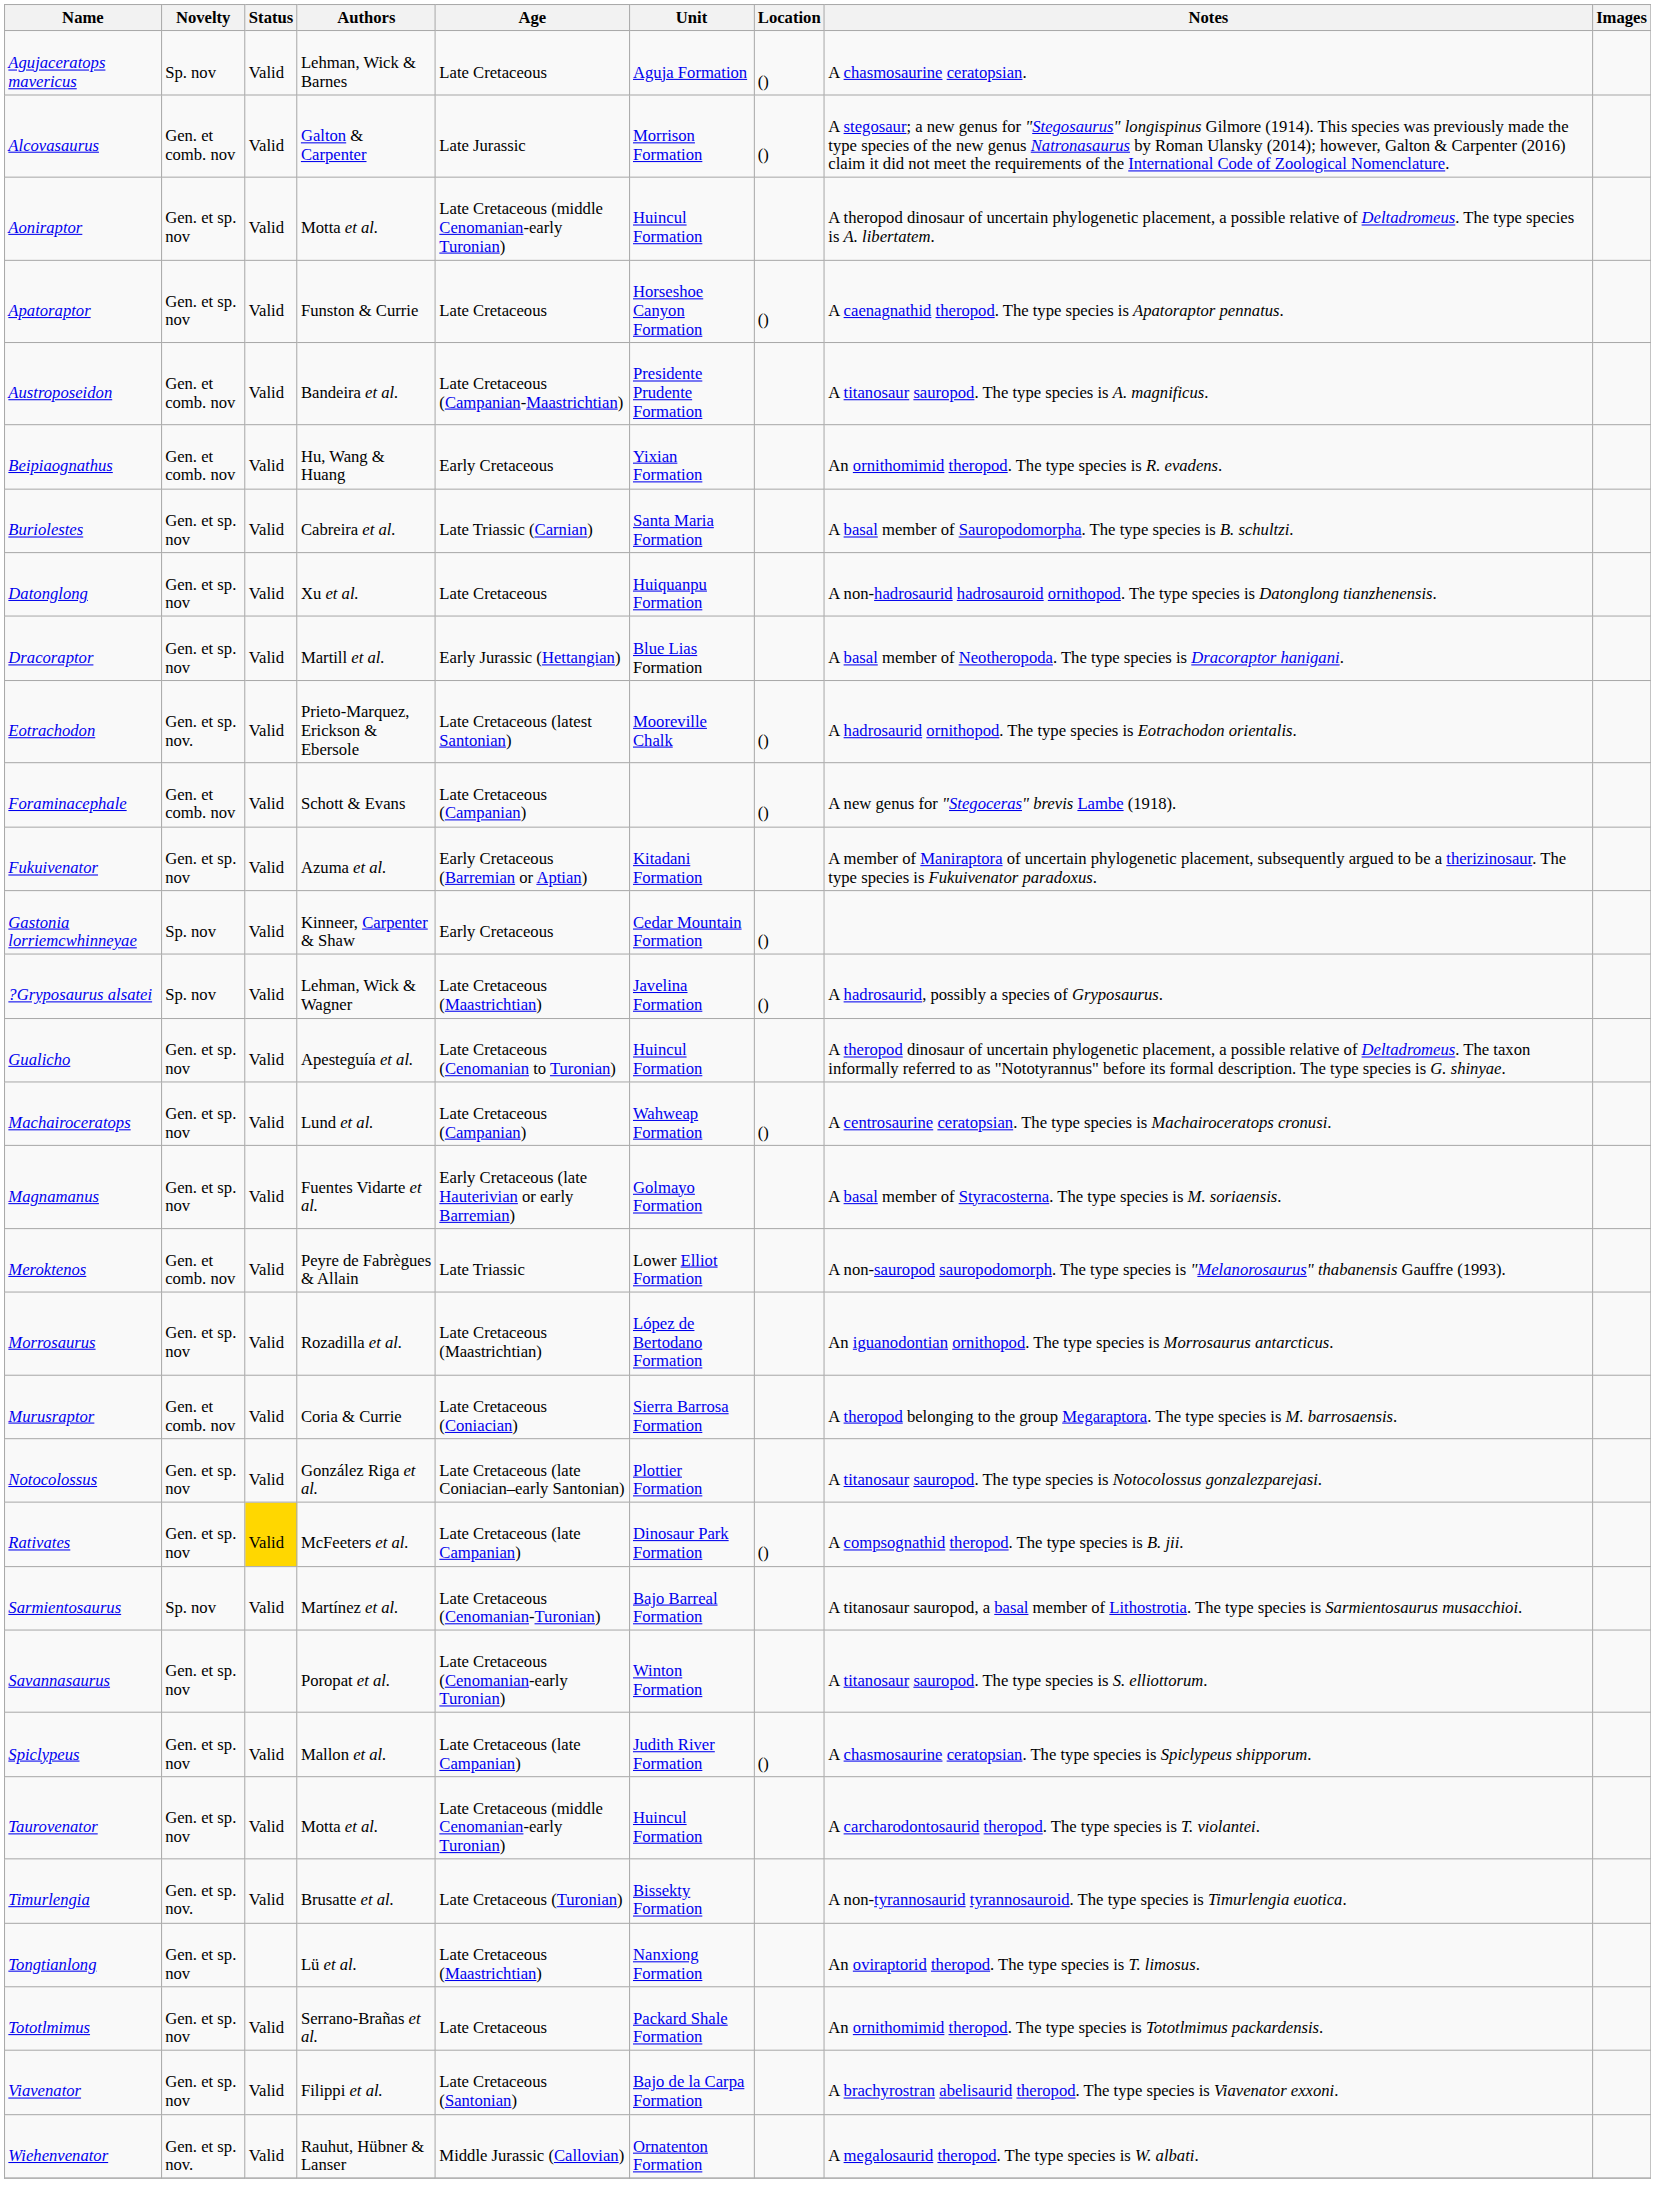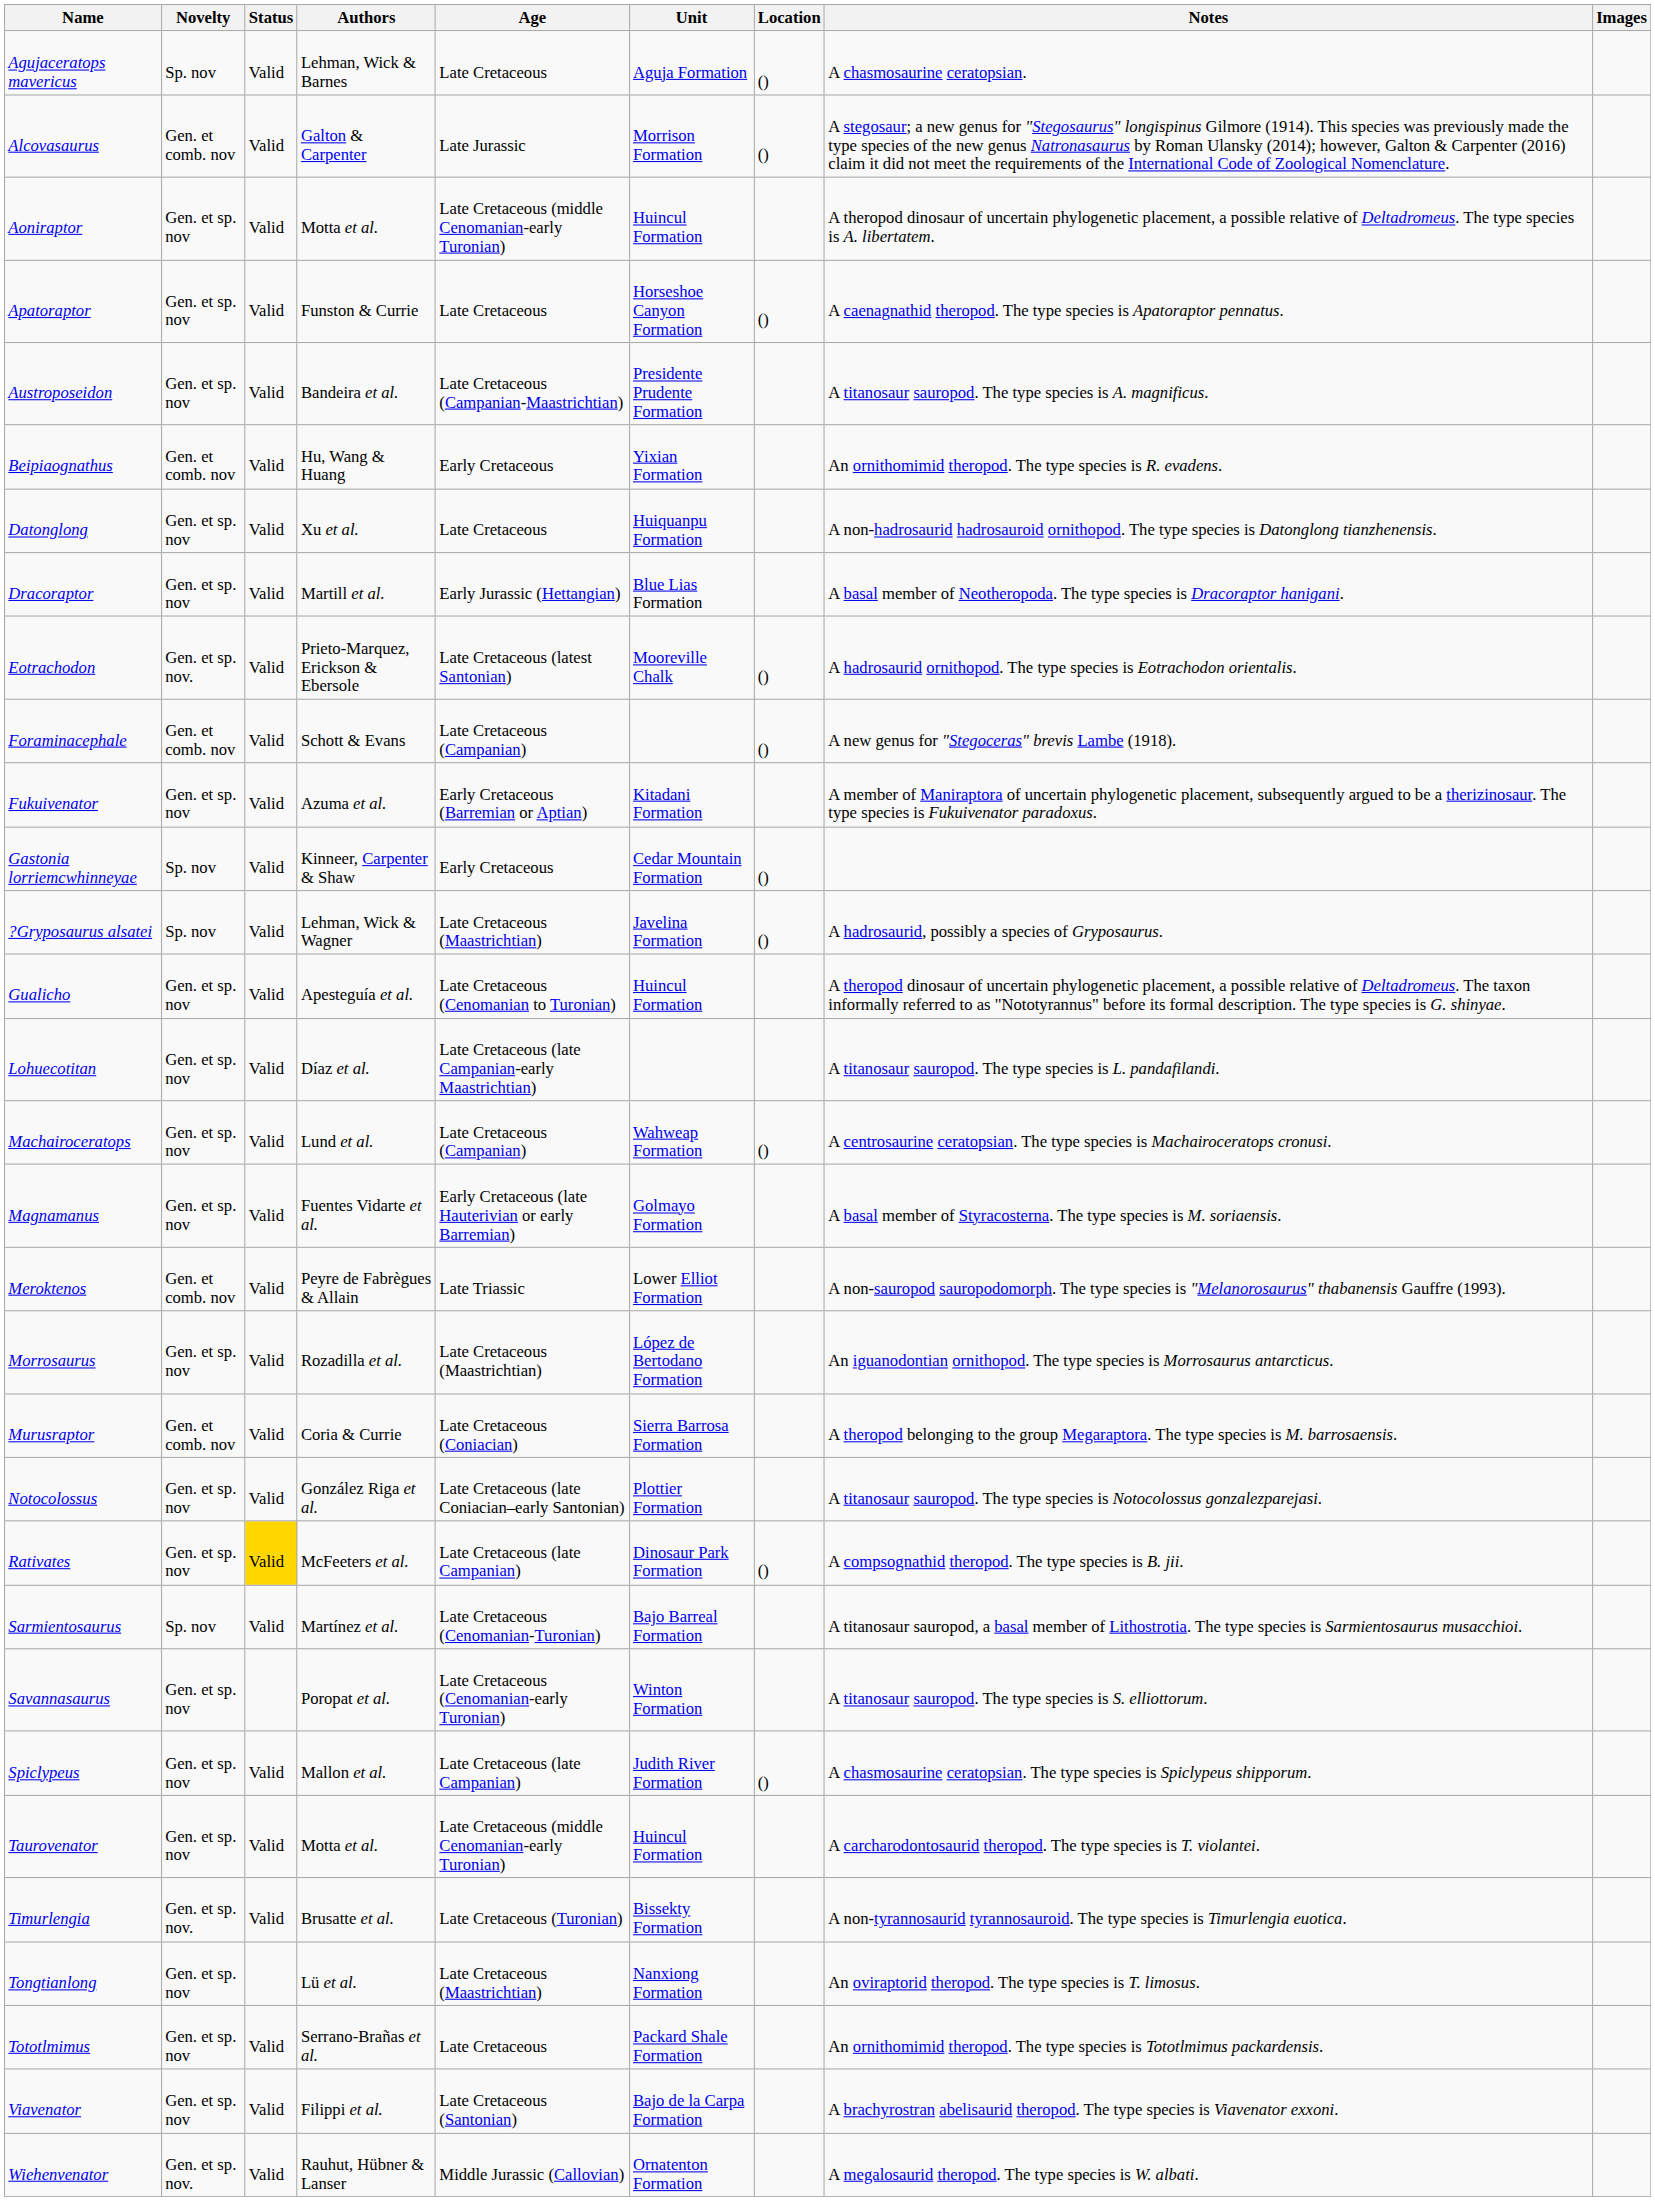(200, 393) Gen. et comb. nov -> (201, 393) Gen. et sp. nov
- row: (46, 530)
+ row: (52, 1068)
